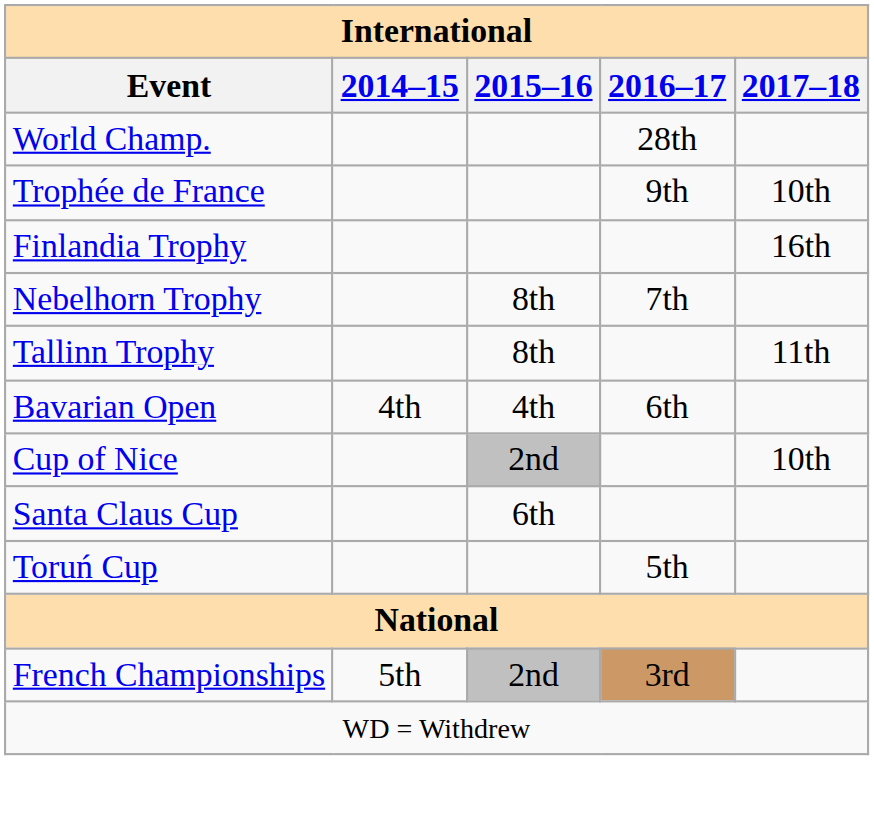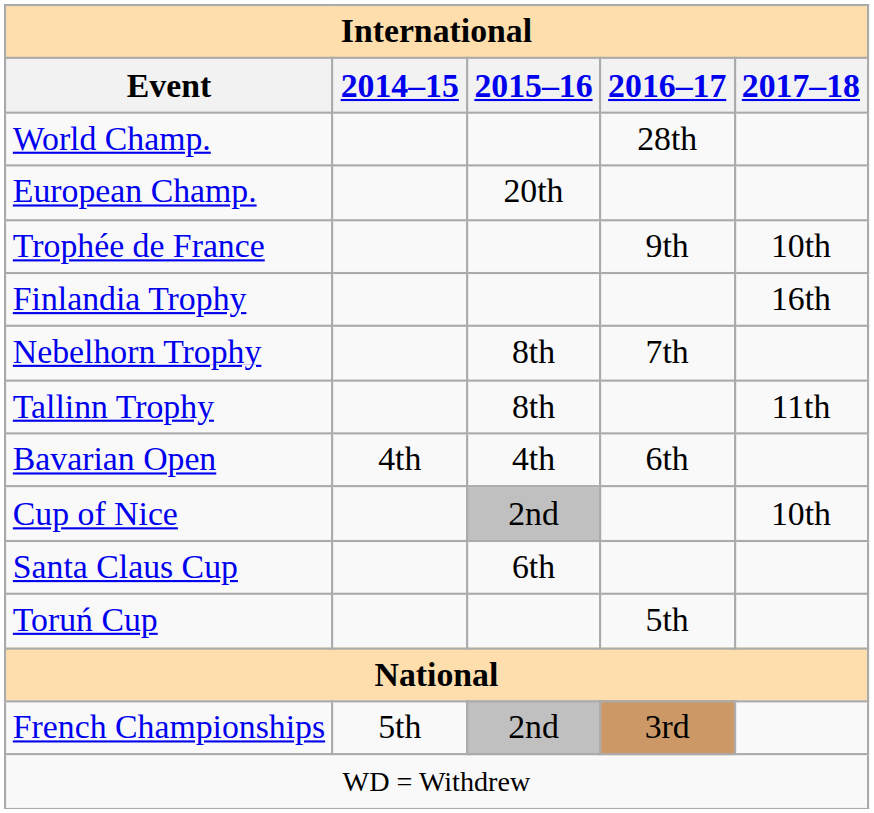+ row: (135, 191)
